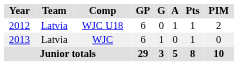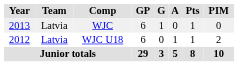rows swapped: (103, 25) <-> (103, 39)
